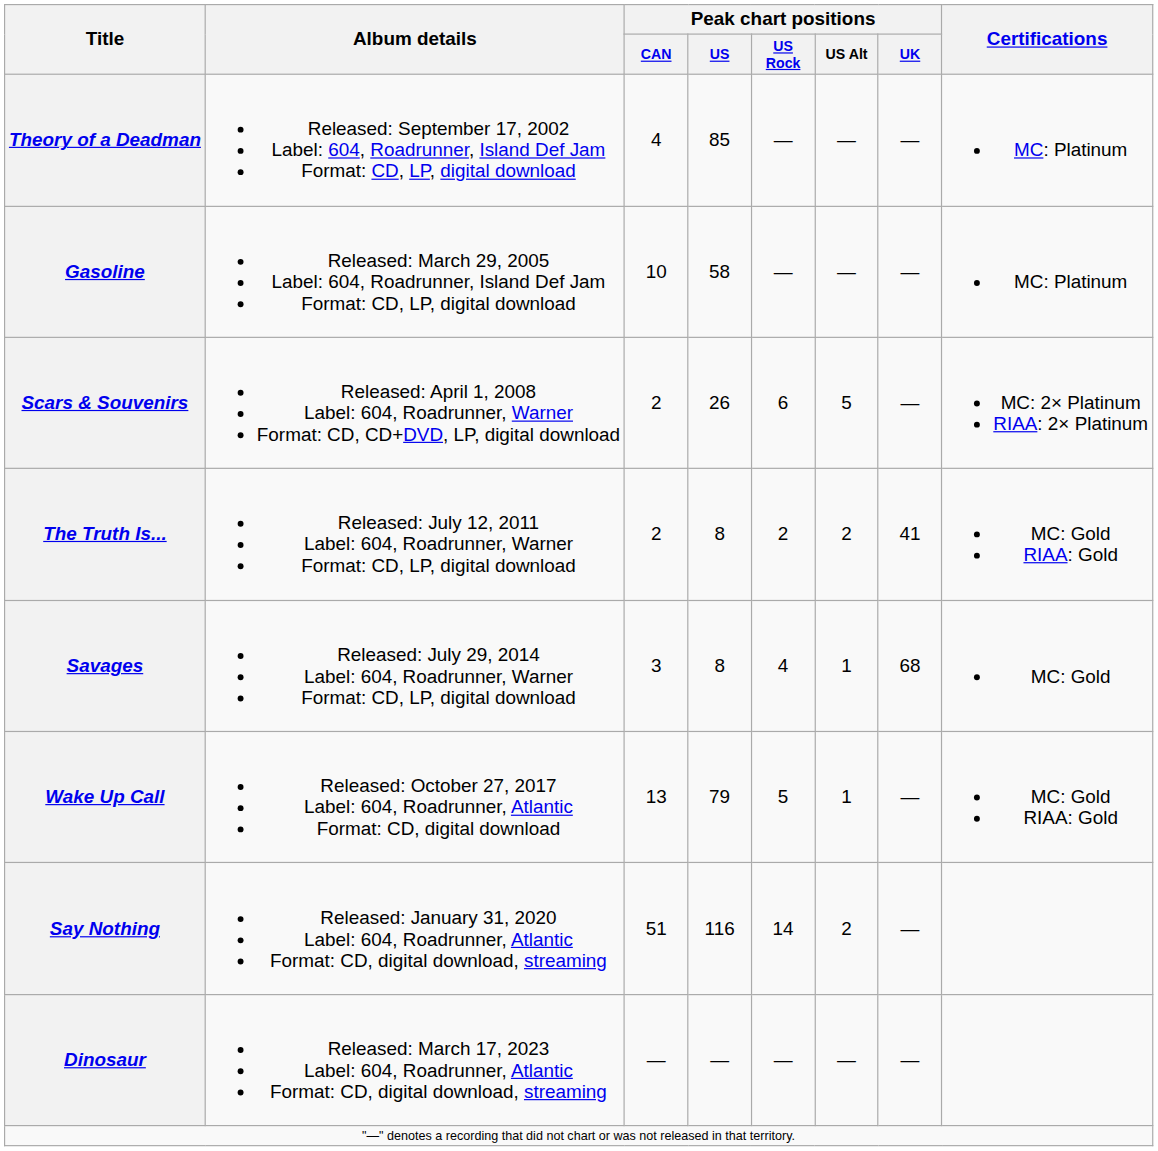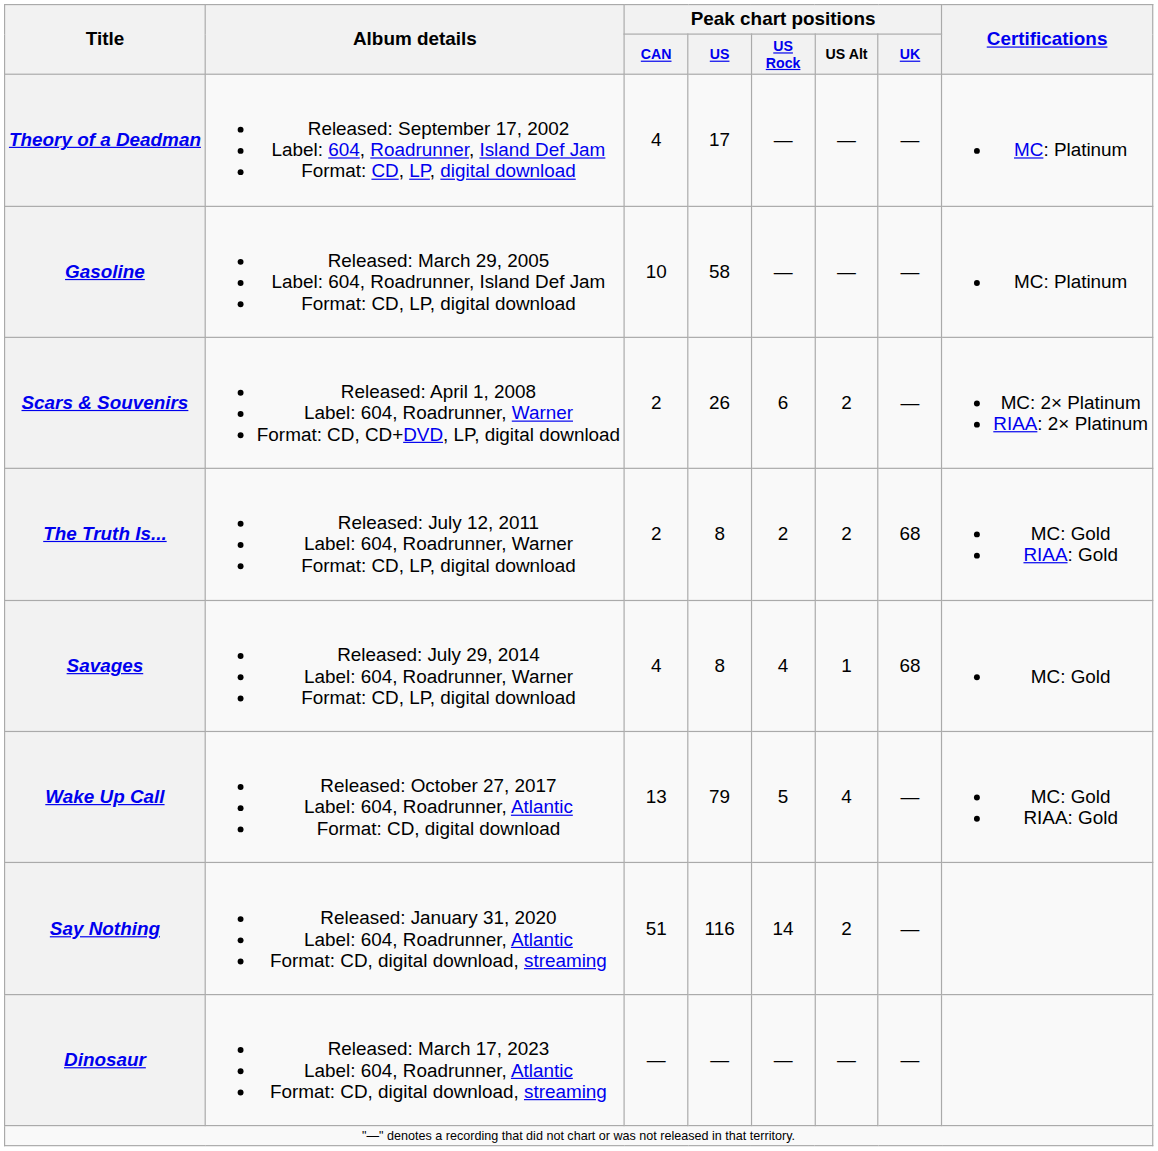(720, 140) 85 -> (720, 140) 17
(847, 402) 5 -> (847, 402) 2
(910, 534) 41 -> (910, 534) 68
(656, 665) 3 -> (656, 665) 4
(847, 797) 1 -> (847, 797) 4
